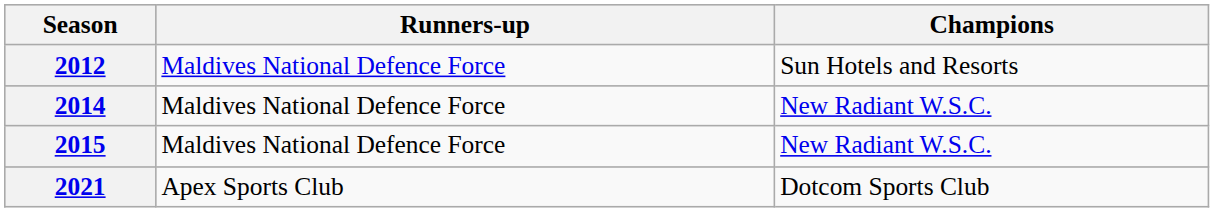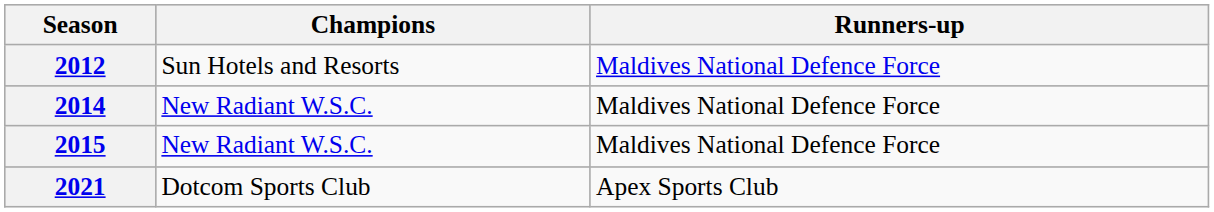columns swapped: (992, 24) <-> (465, 24)
